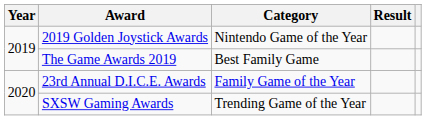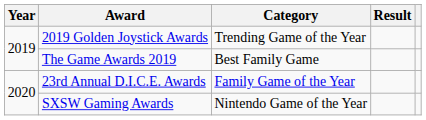(291, 37) Nintendo Game of the Year -> (290, 37) Trending Game of the Year
(290, 103) Trending Game of the Year -> (291, 103) Nintendo Game of the Year
